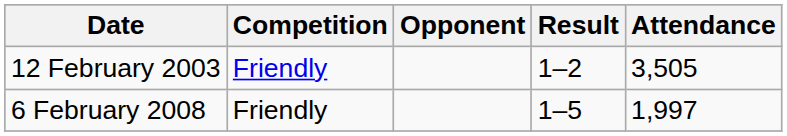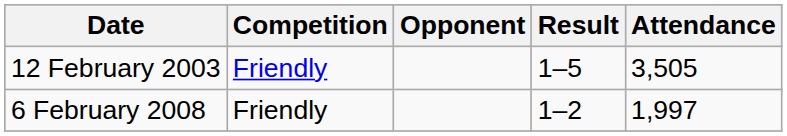(560, 67) 1–2 -> (560, 67) 1–5
(560, 109) 1–5 -> (560, 109) 1–2
